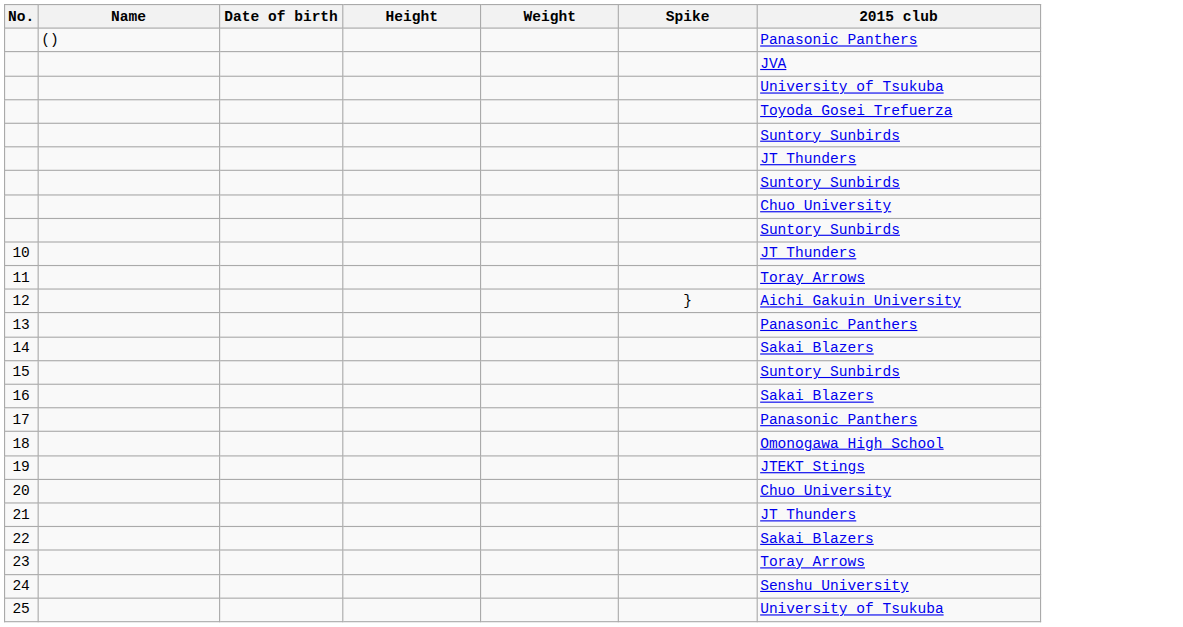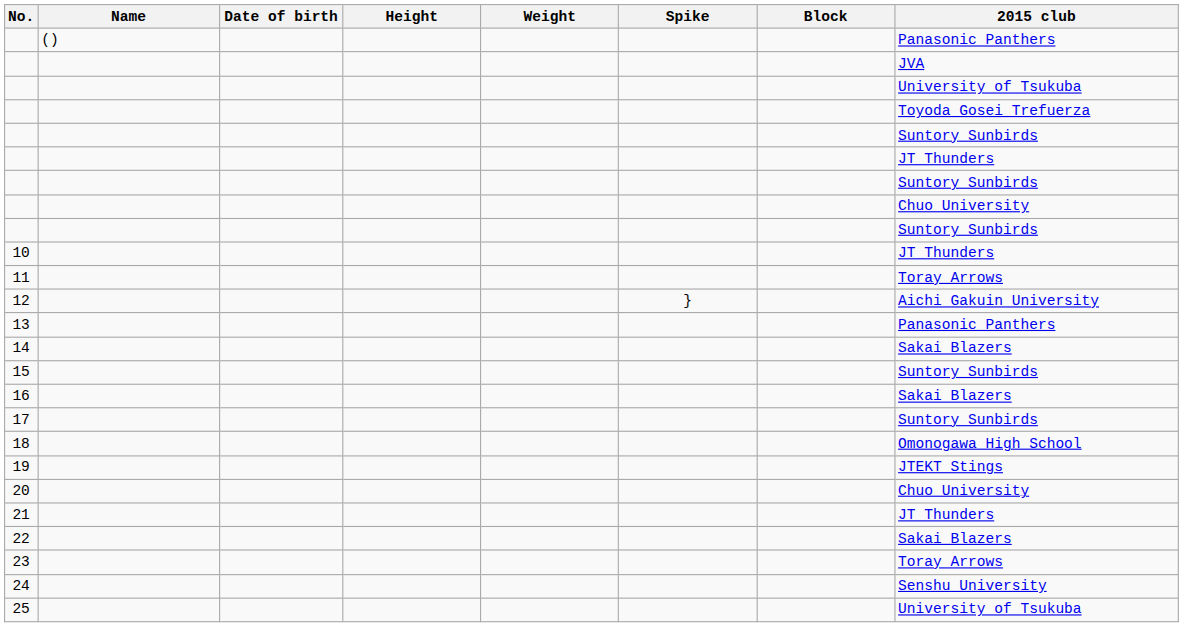+ column: (826, 16)
(839, 420) Panasonic Panthers -> (968, 420) Suntory Sunbirds
